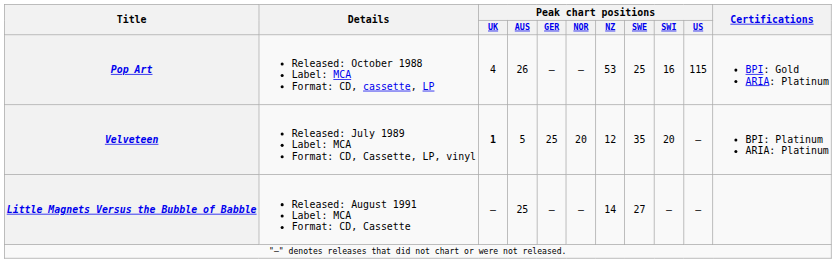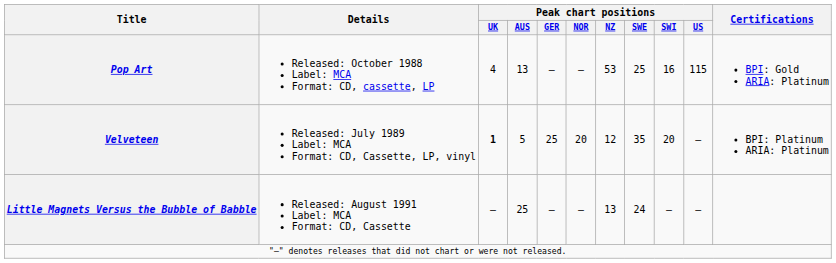(522, 70) 26 -> (522, 70) 13
(610, 210) 14 -> (610, 210) 13
(640, 210) 27 -> (640, 210) 24
